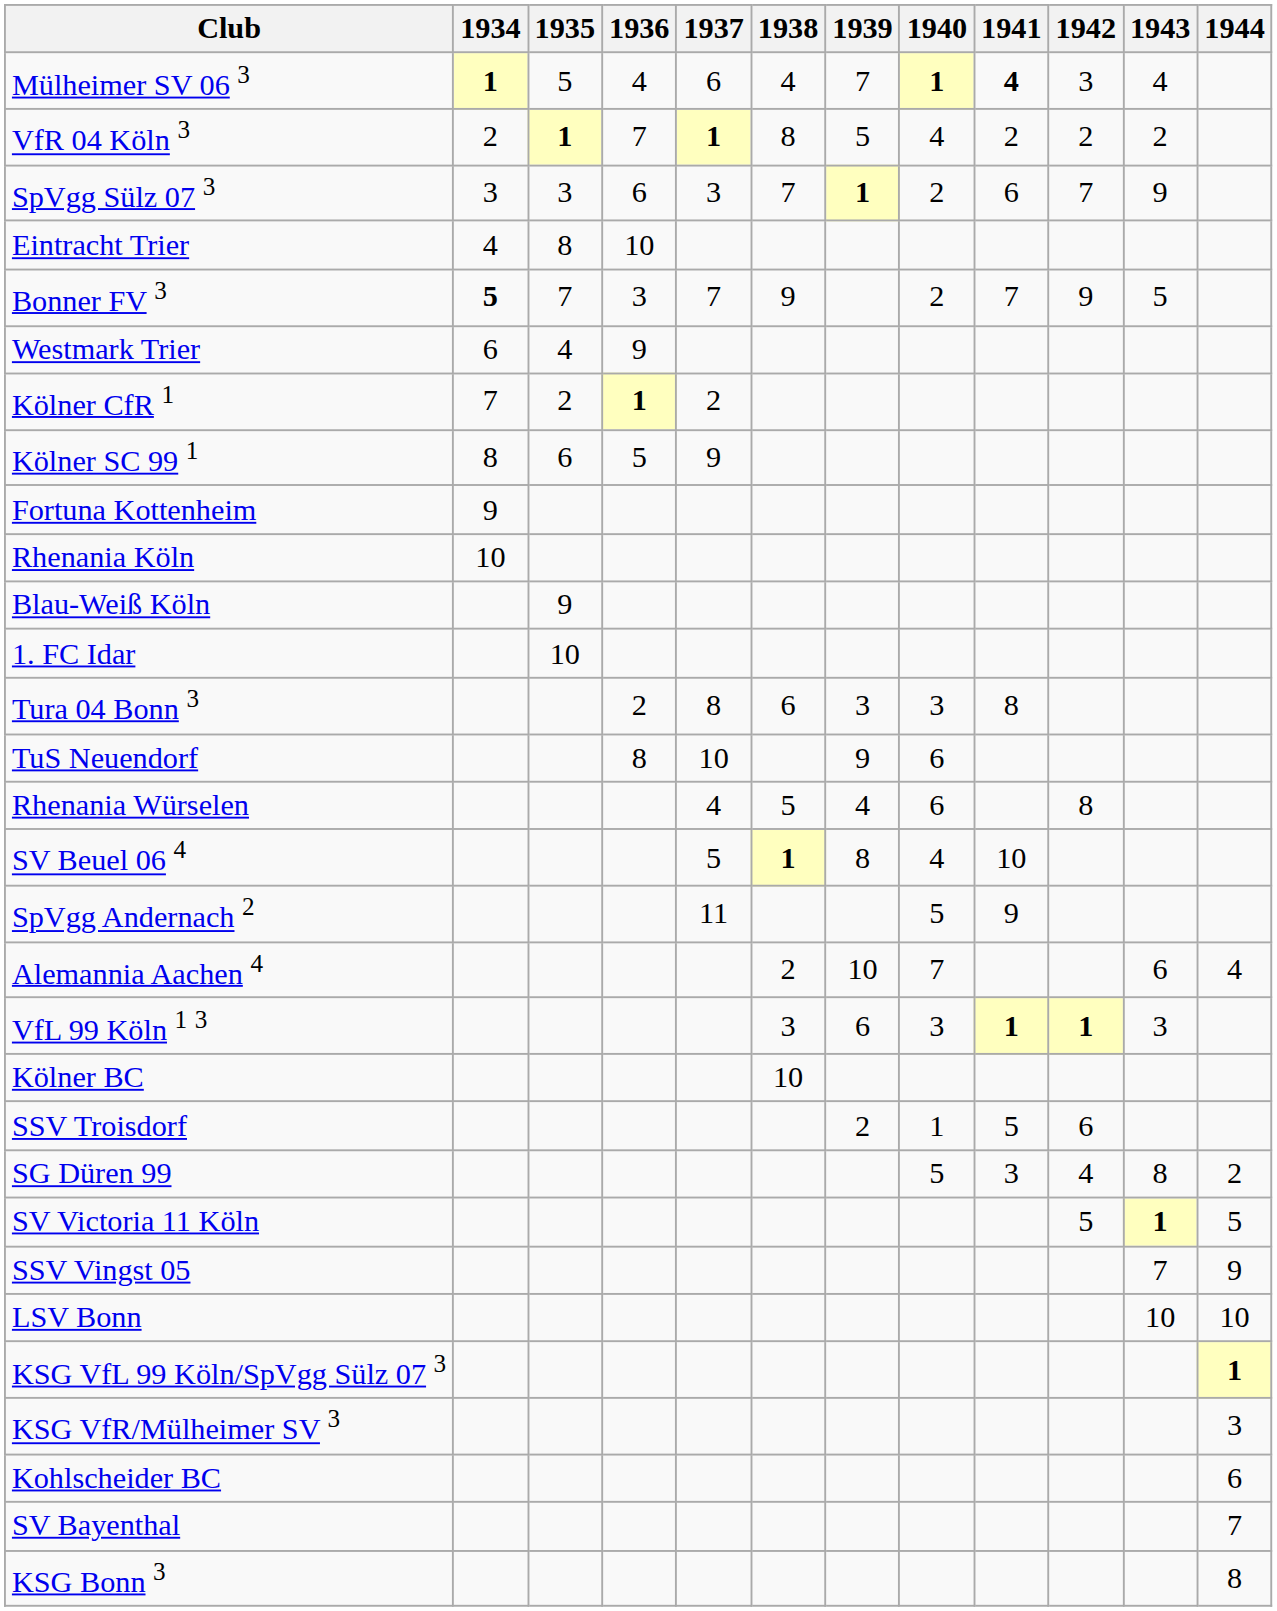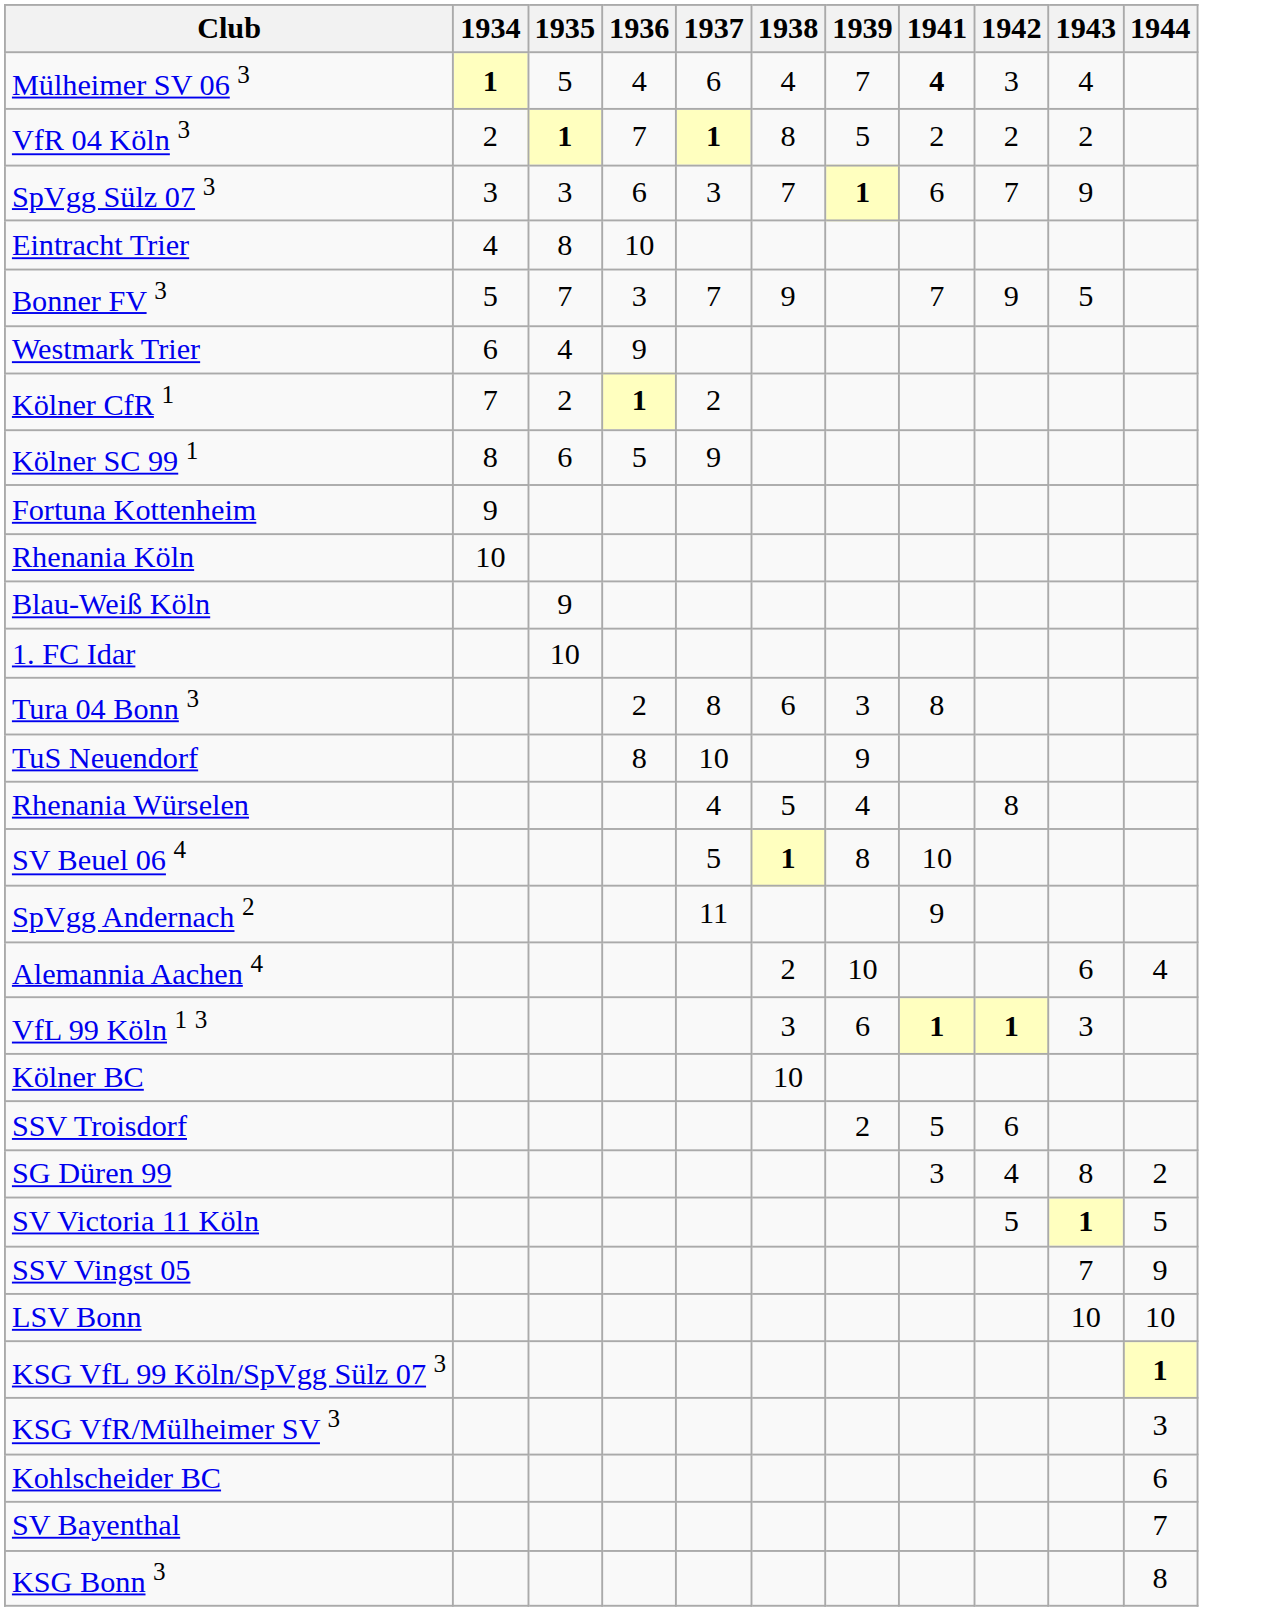- column: (937, 28)
(490, 296) bold -> (490, 296) normal
